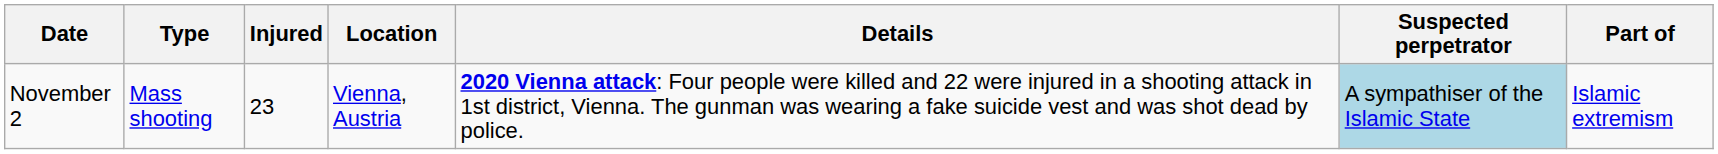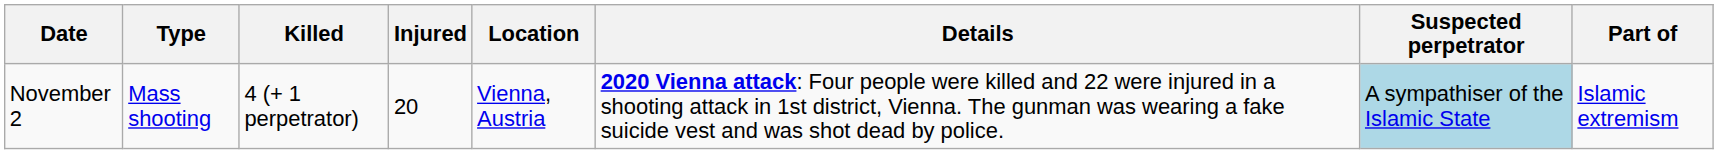+ column: (314, 34)
(262, 105) 23 -> (406, 105) 20
